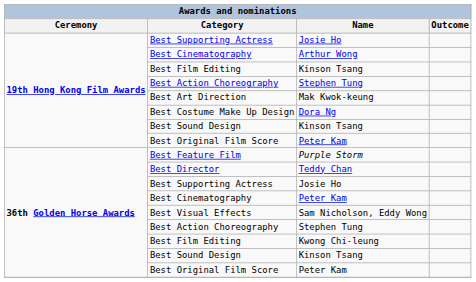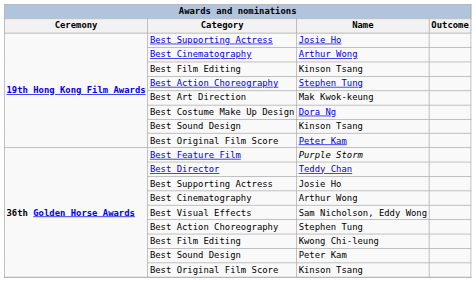(323, 198) Peter Kam -> (328, 198) Arthur Wong
(331, 256) Kinson Tsang -> (323, 256) Peter Kam
(323, 270) Peter Kam -> (331, 270) Kinson Tsang
